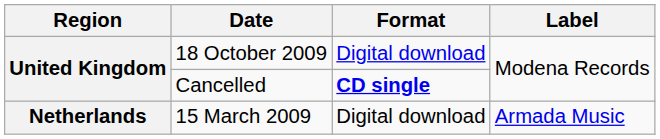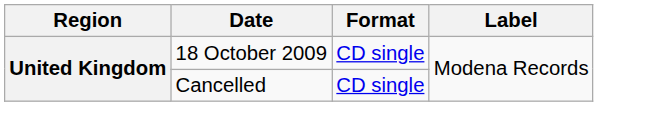(411, 52) Digital download -> (380, 52) CD single
(383, 85) bold -> (380, 85) normal
- row: (243, 117)
